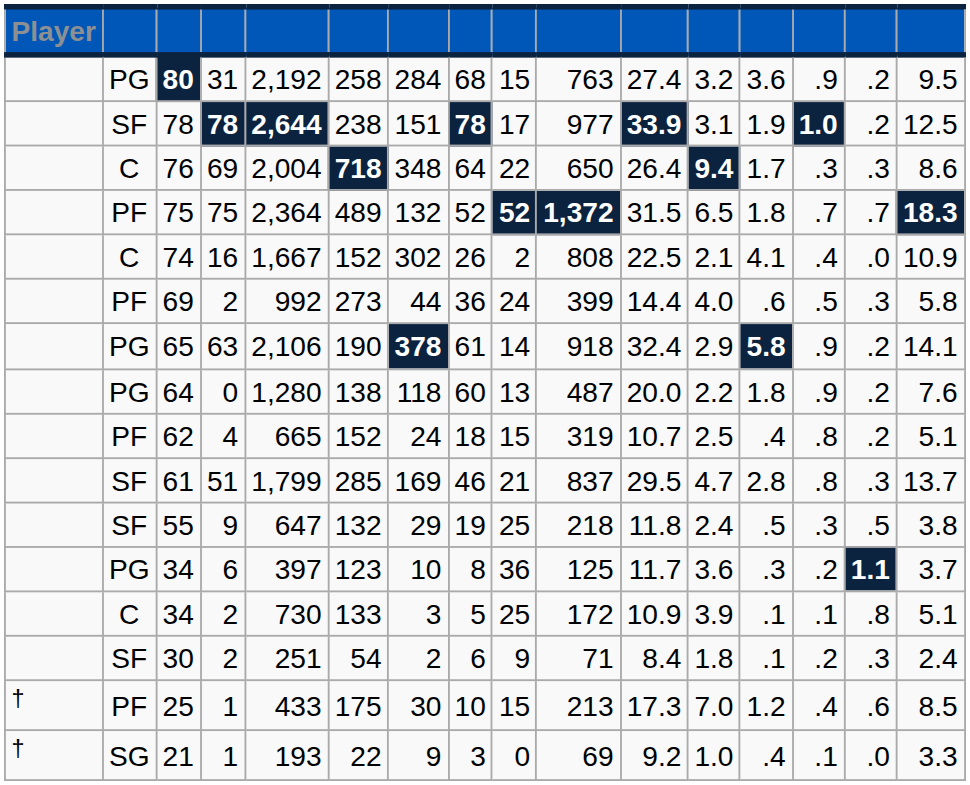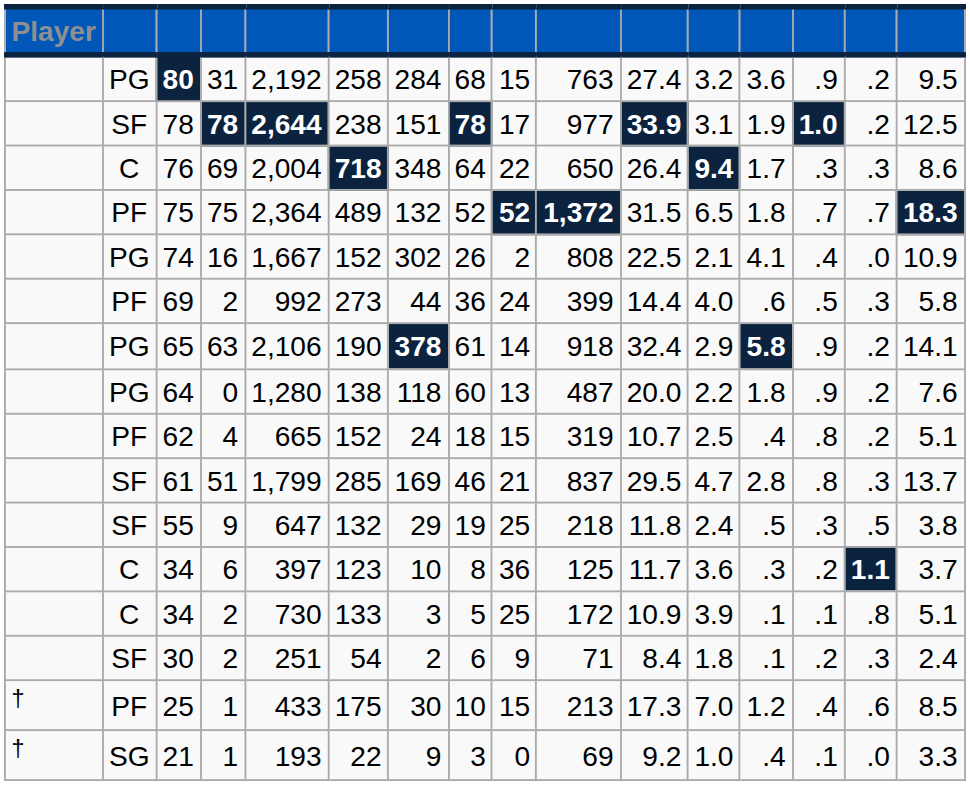(129, 257) C -> (129, 257) PG
(129, 569) PG -> (129, 569) C
